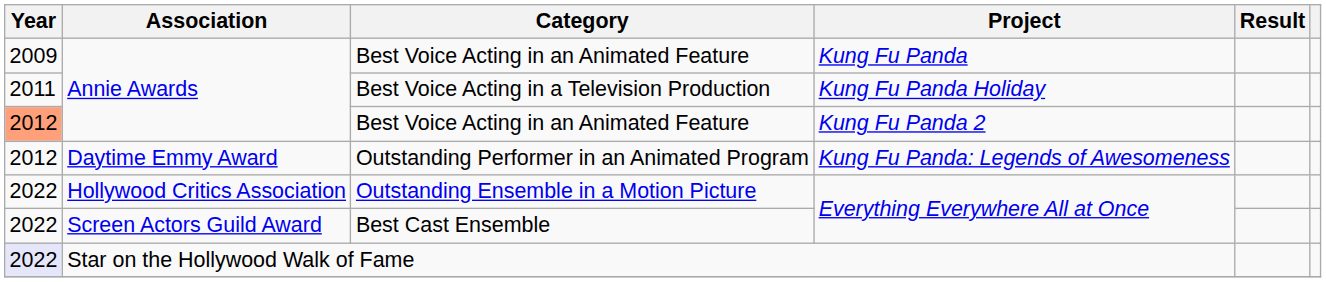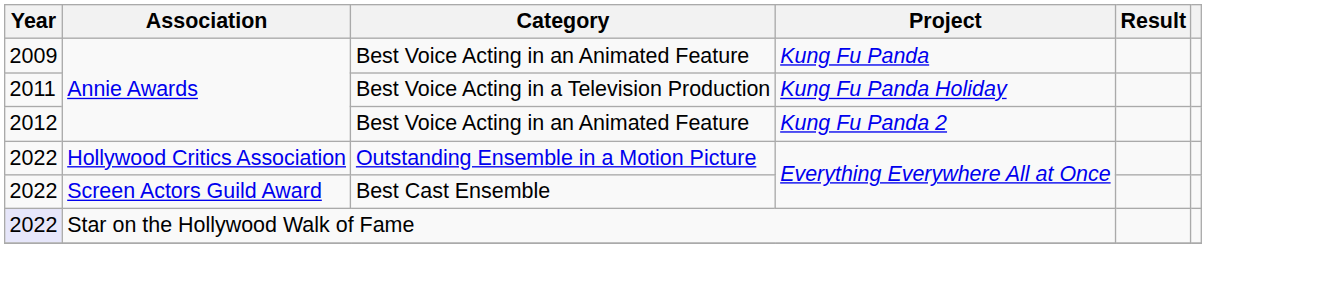(33, 123) lightsalmon background -> (33, 123) no background
- row: (582, 157)
